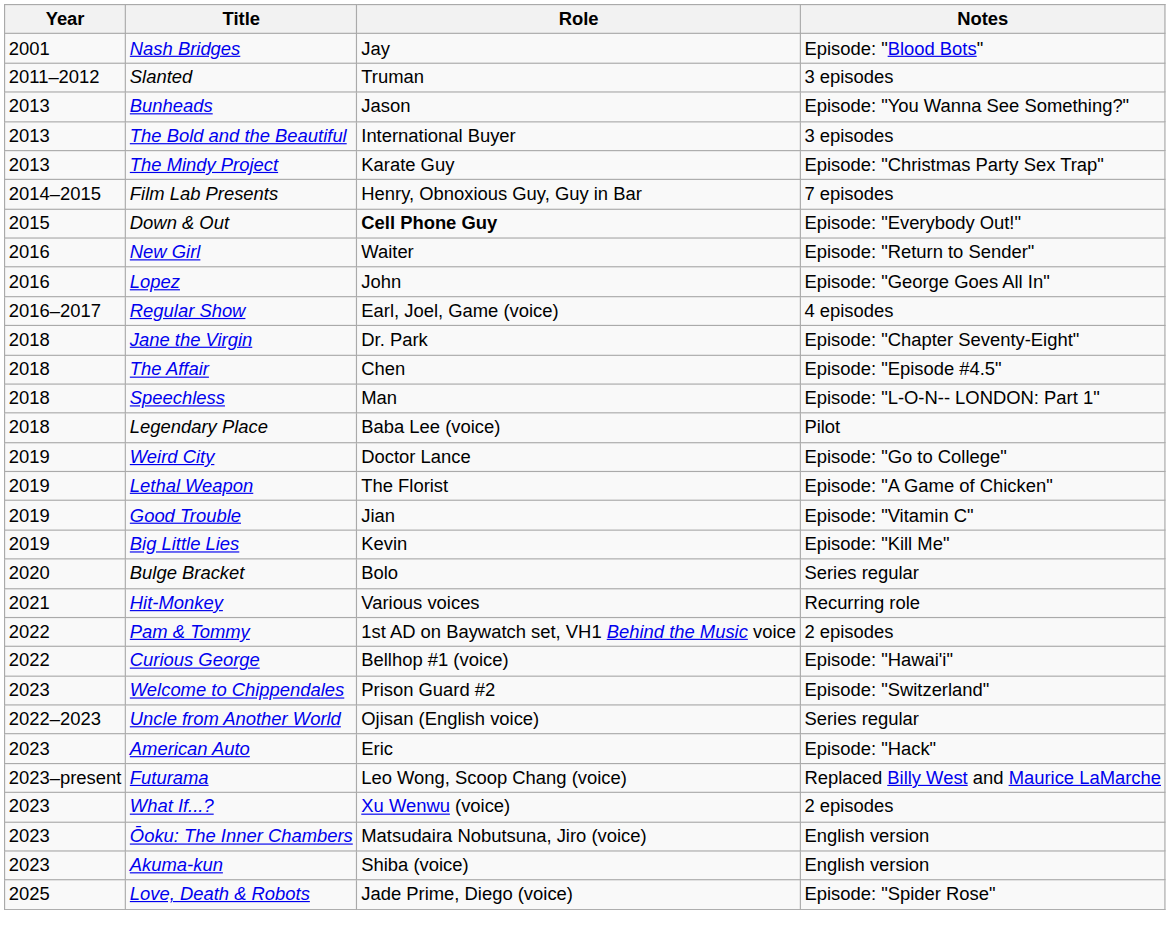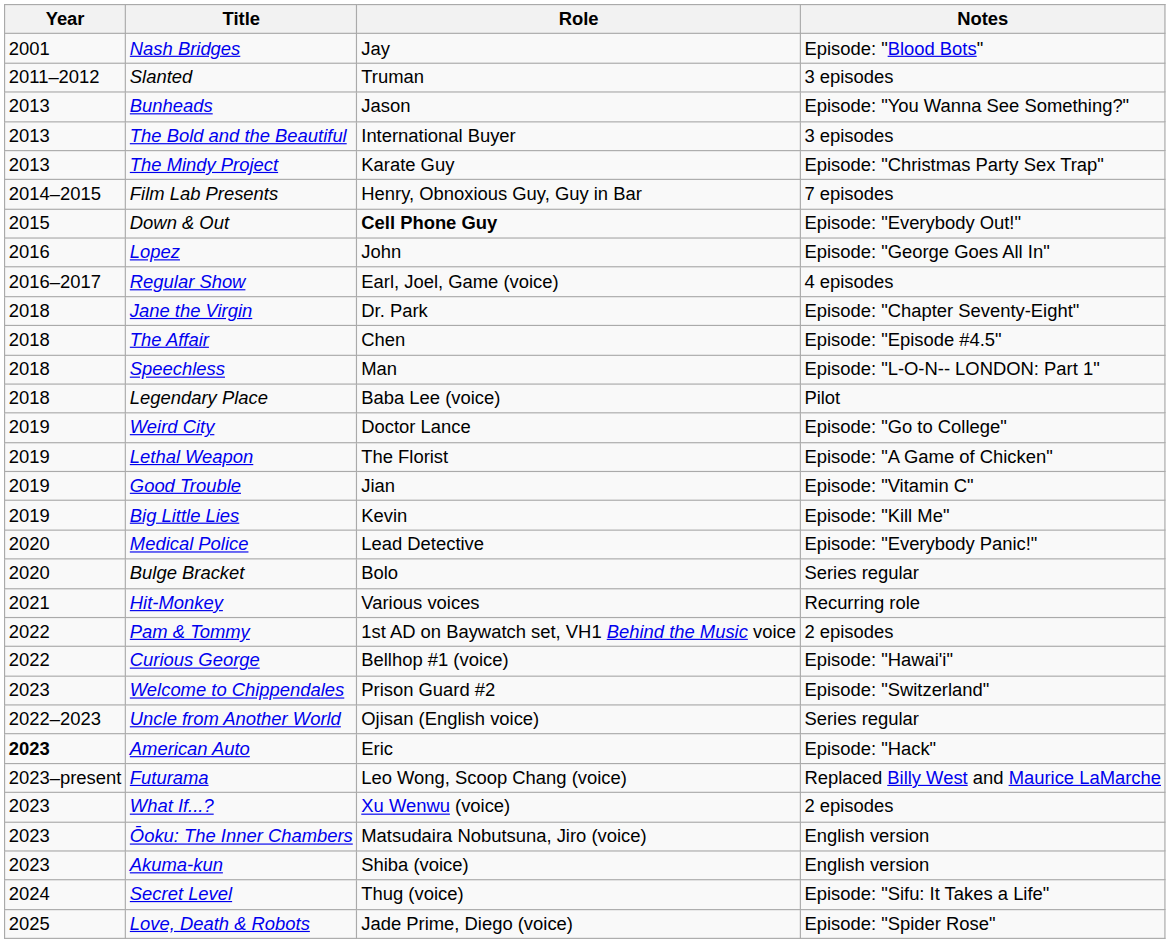- row: (165, 252)
+ row: (189, 544)
(29, 748) normal -> (29, 748) bold
+ row: (181, 894)
